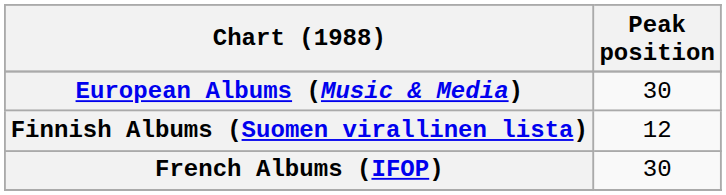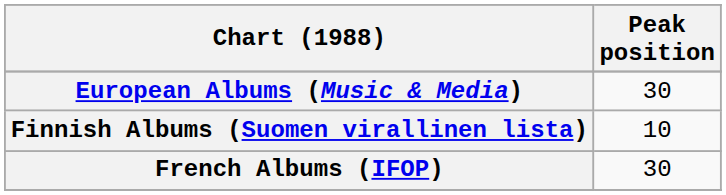(657, 131) 12 -> (657, 131) 10
